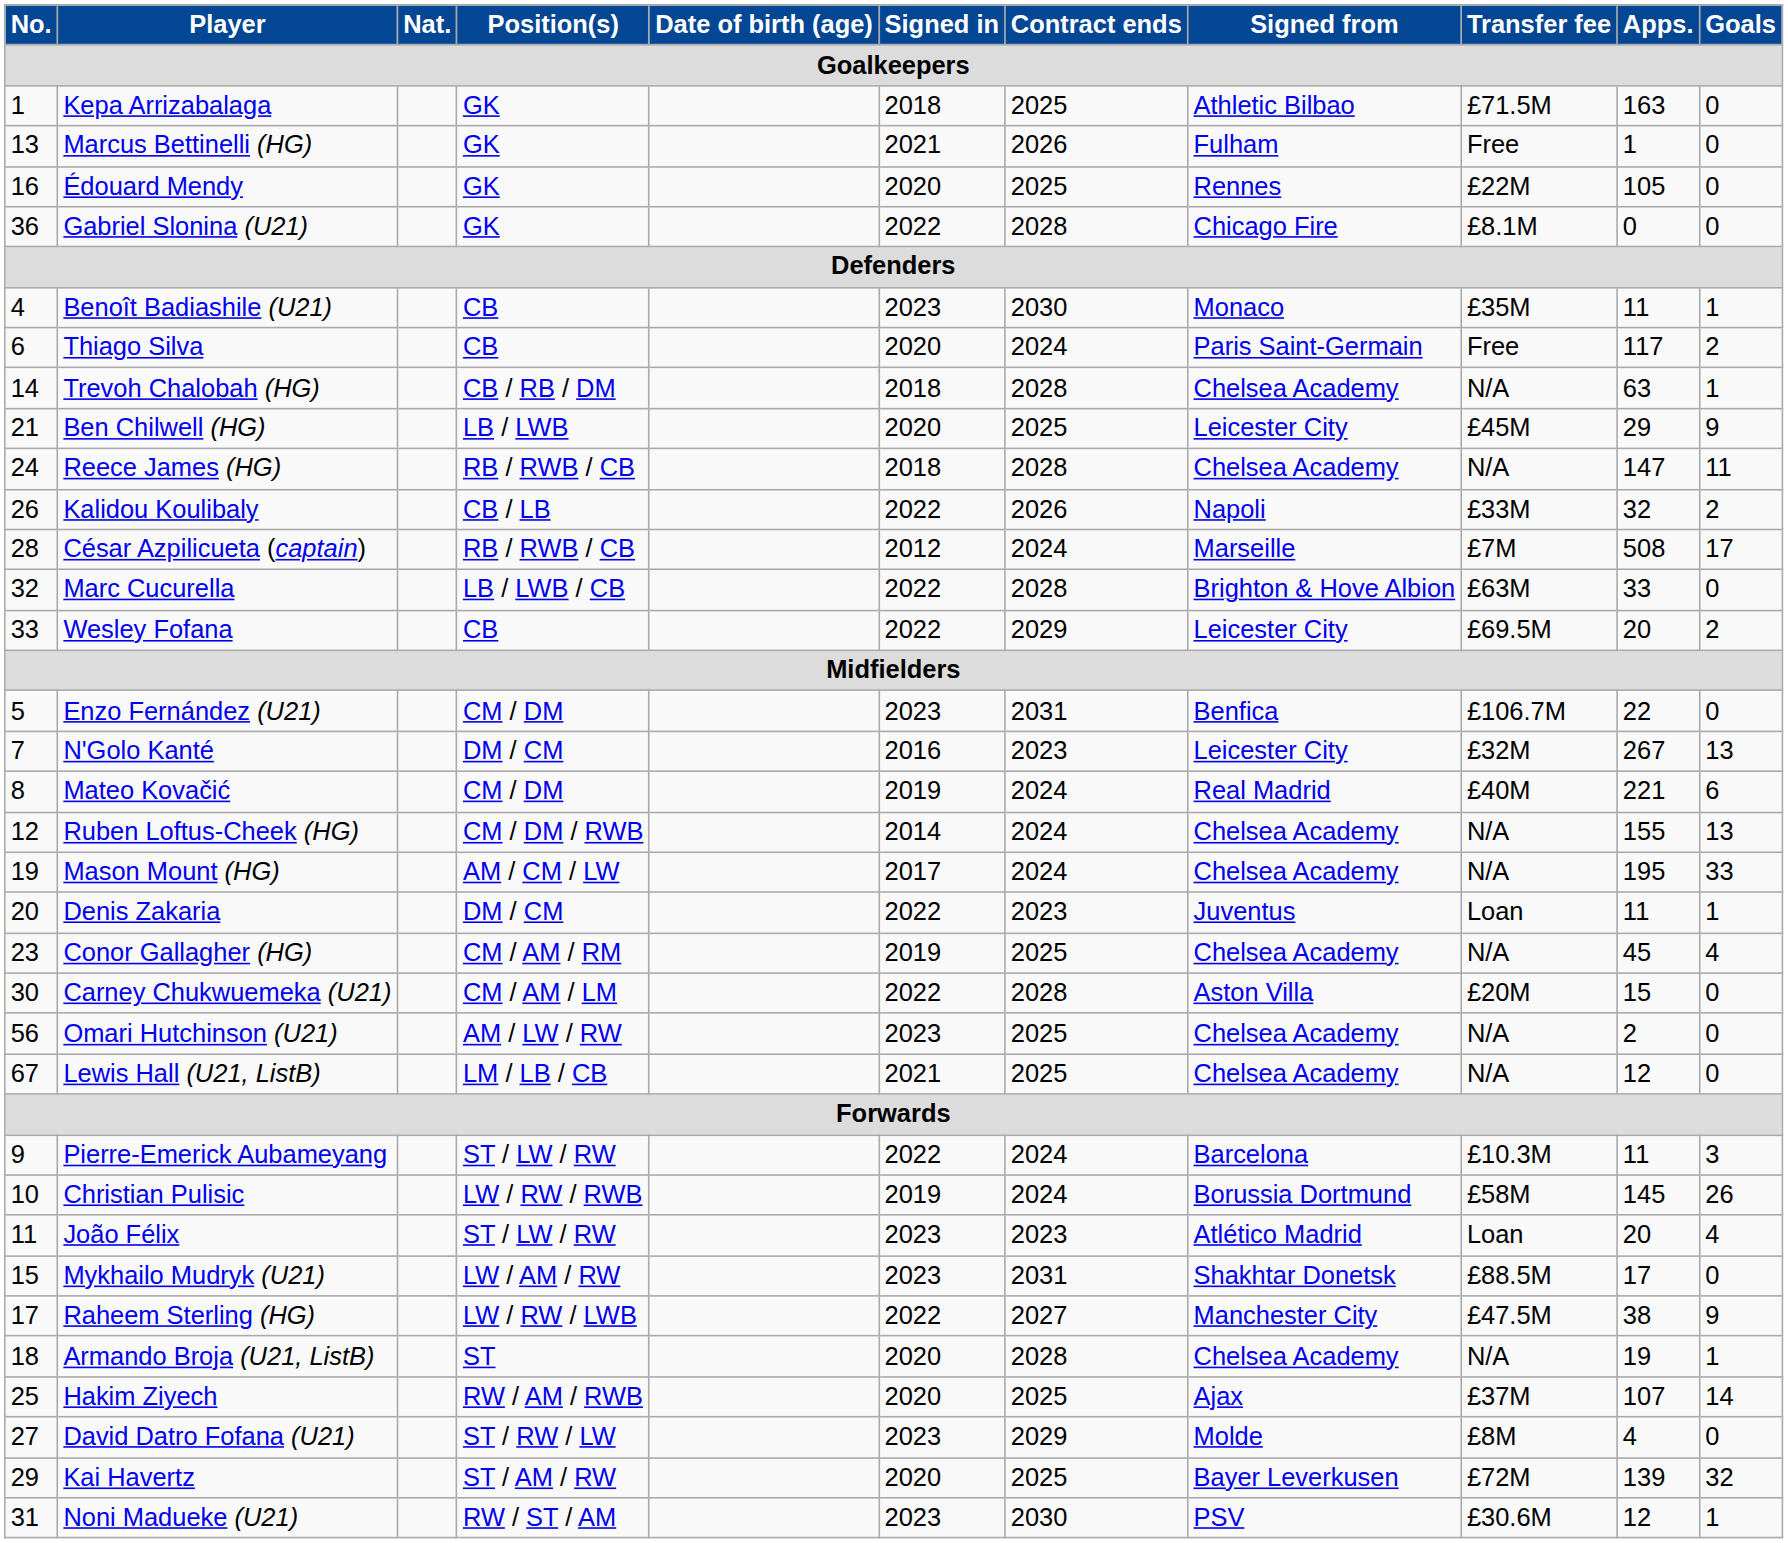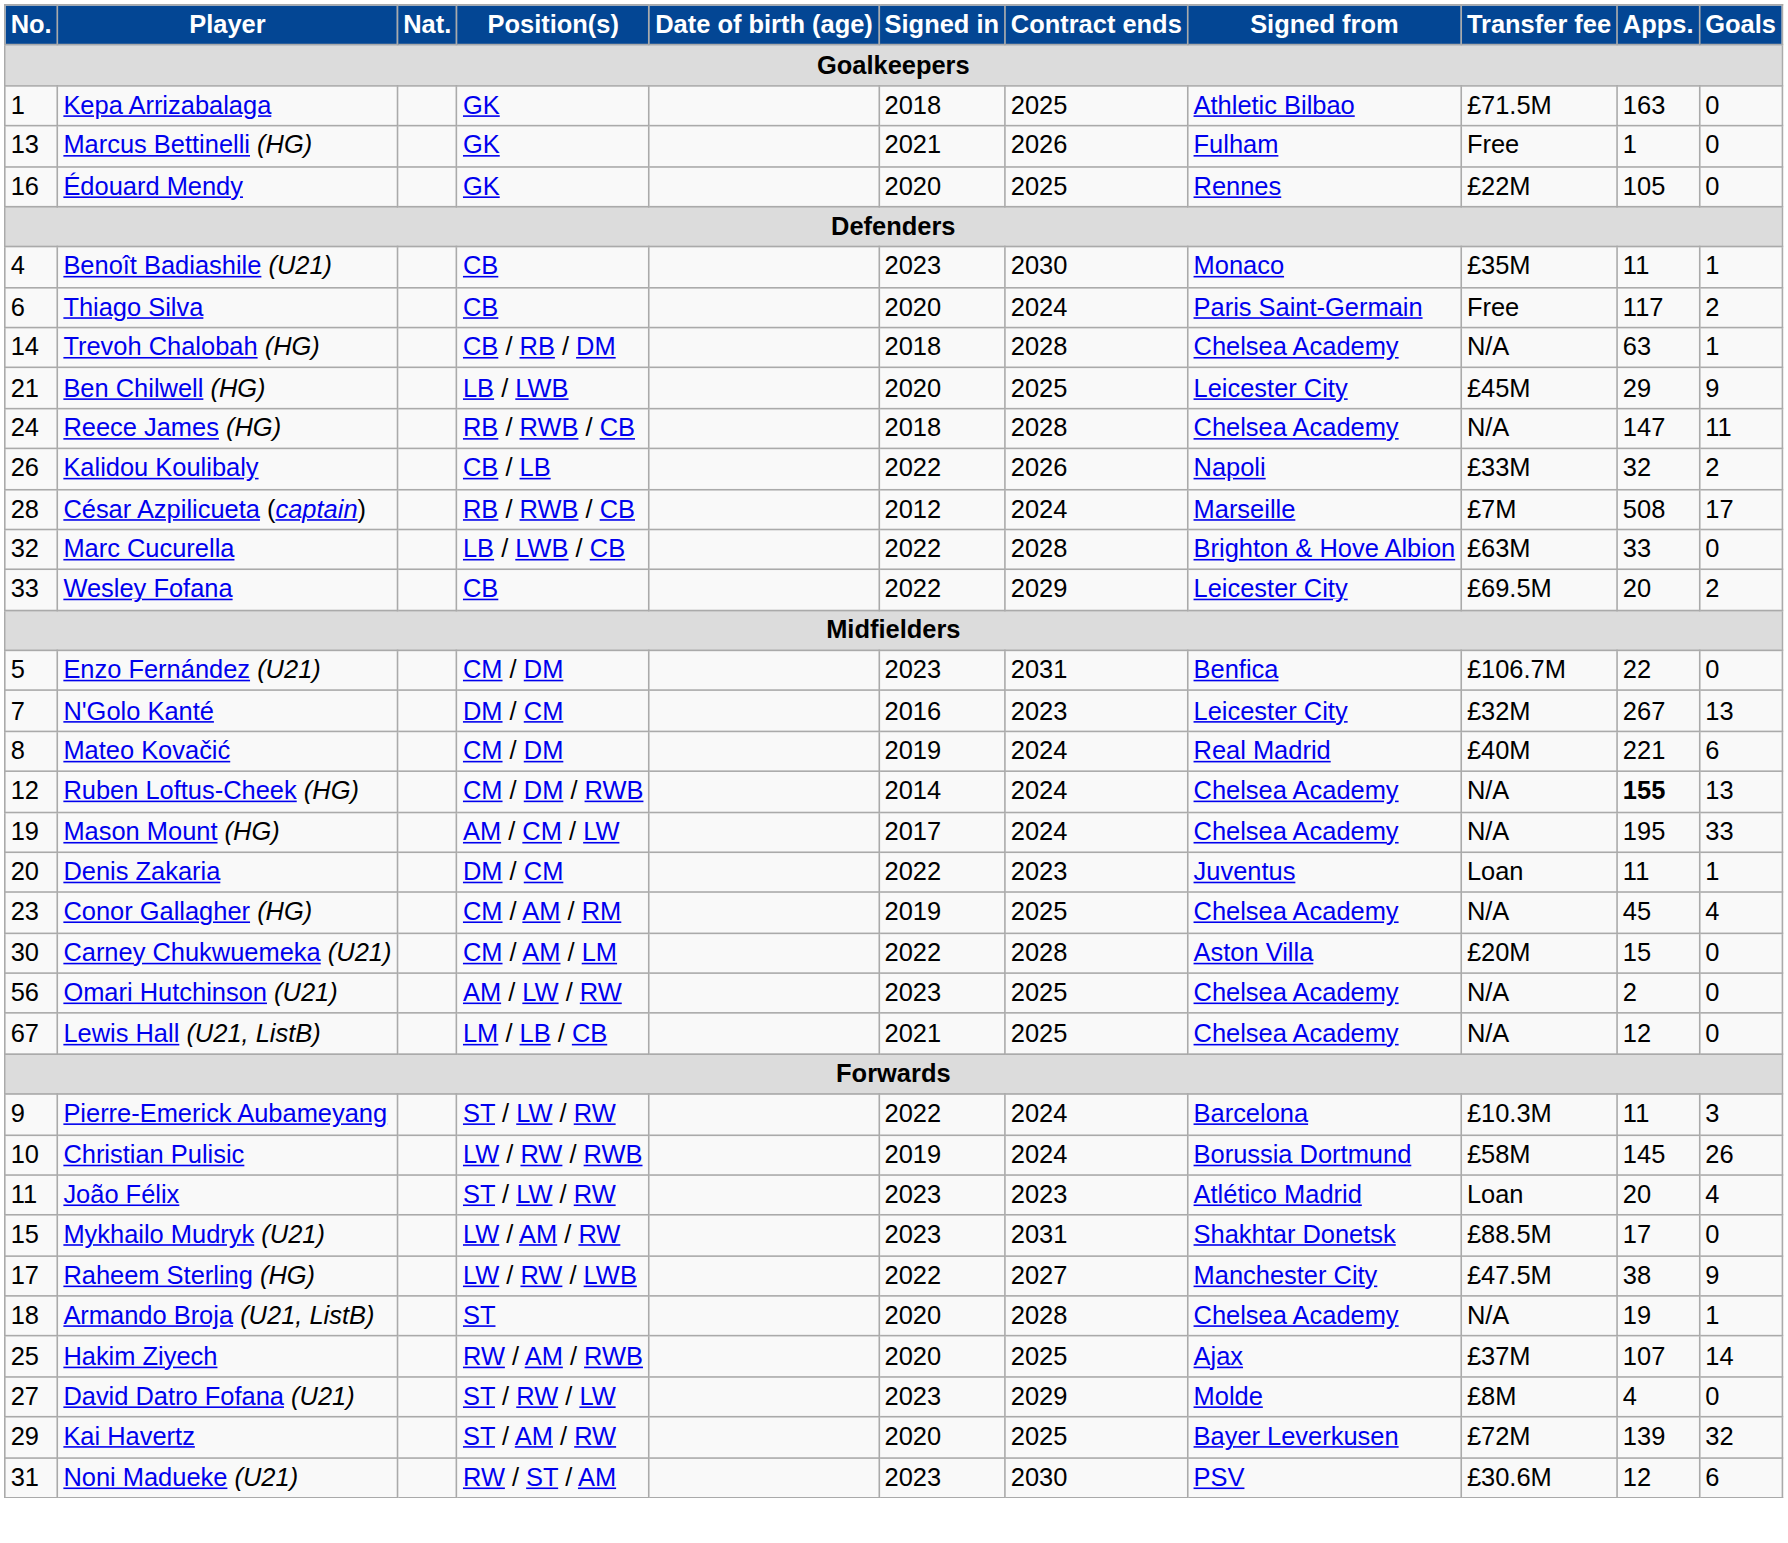- row: (186, 226)
(1644, 831) normal -> (1644, 791) bold
(1712, 1517) 1 -> (1712, 1477) 6
